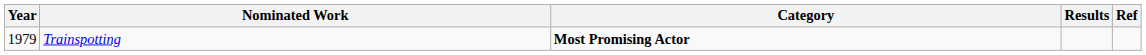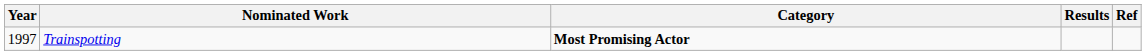(22, 38) 1979 -> (22, 38) 1997
